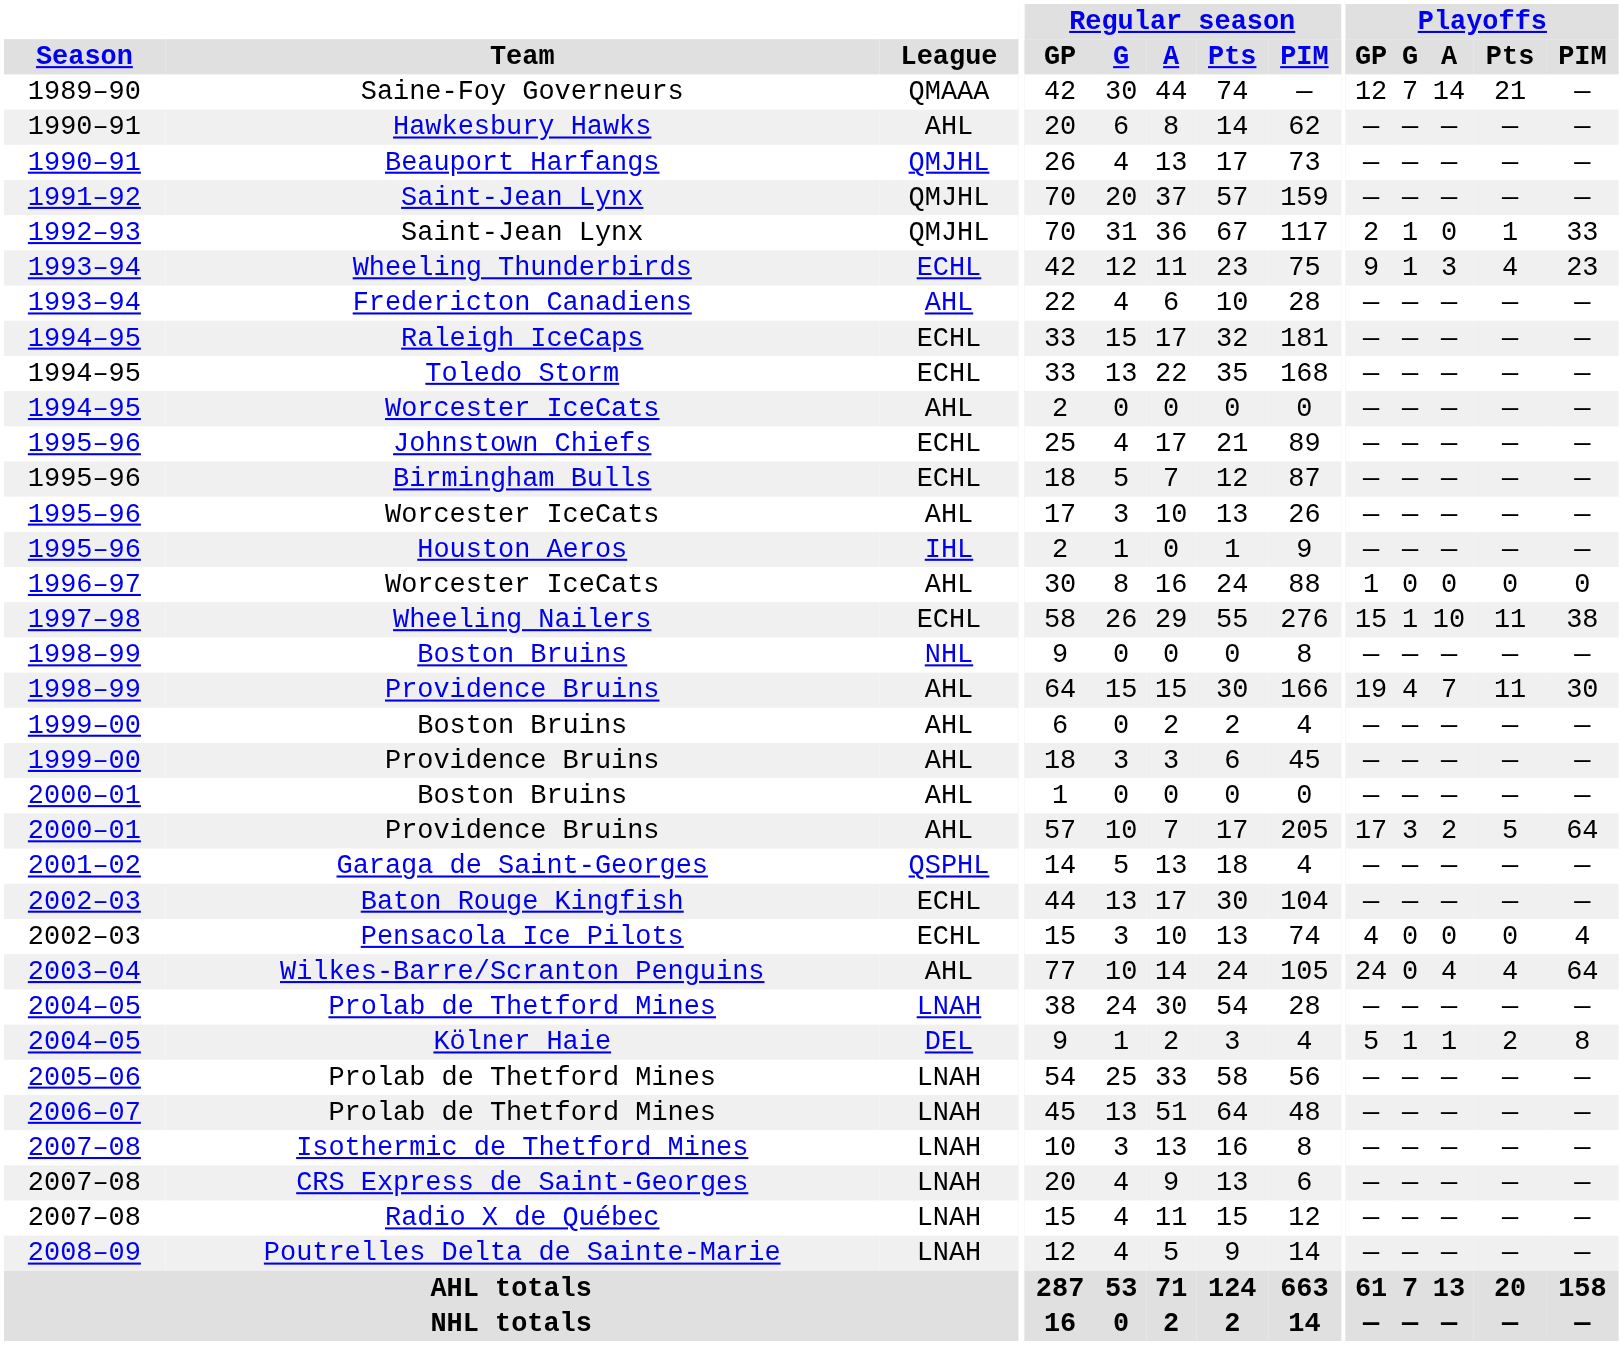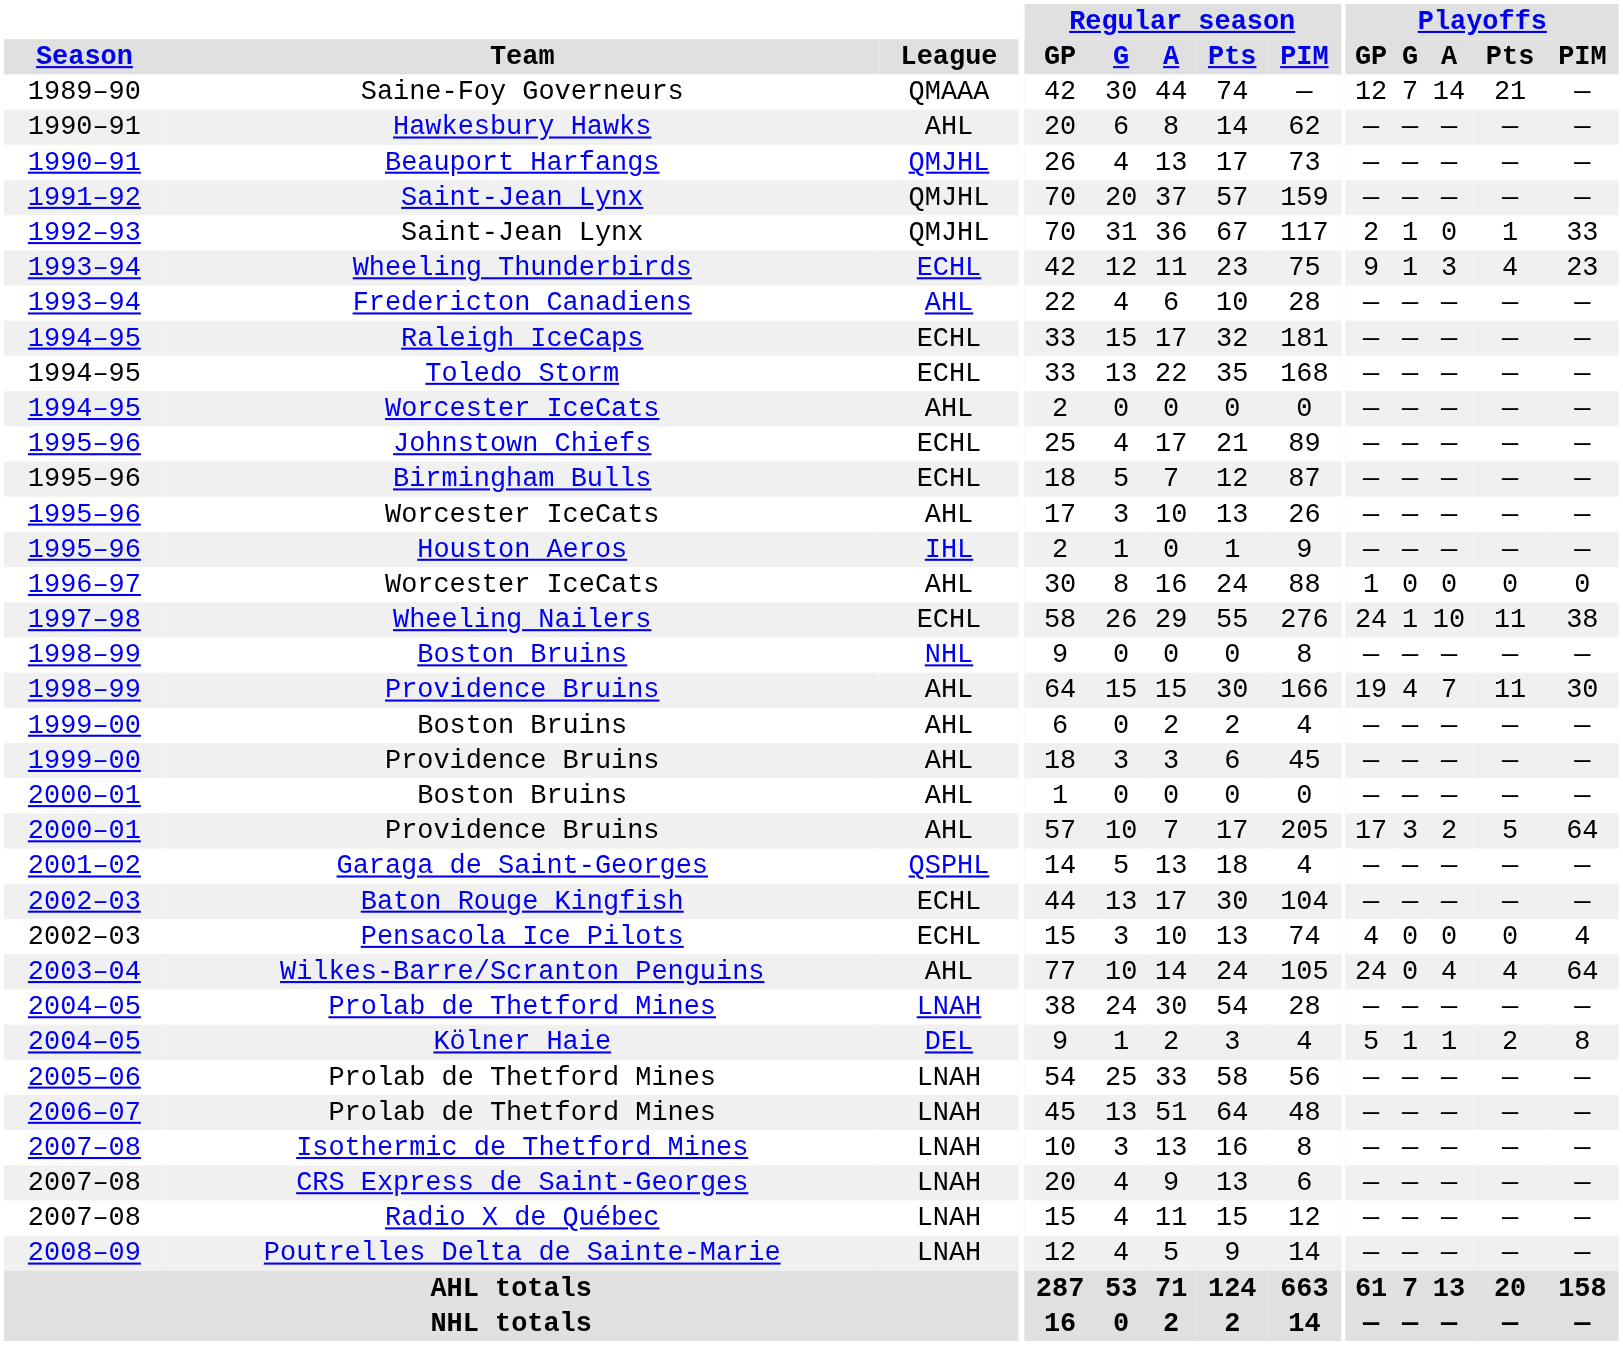(1371, 620) 15 -> (1371, 620) 24
